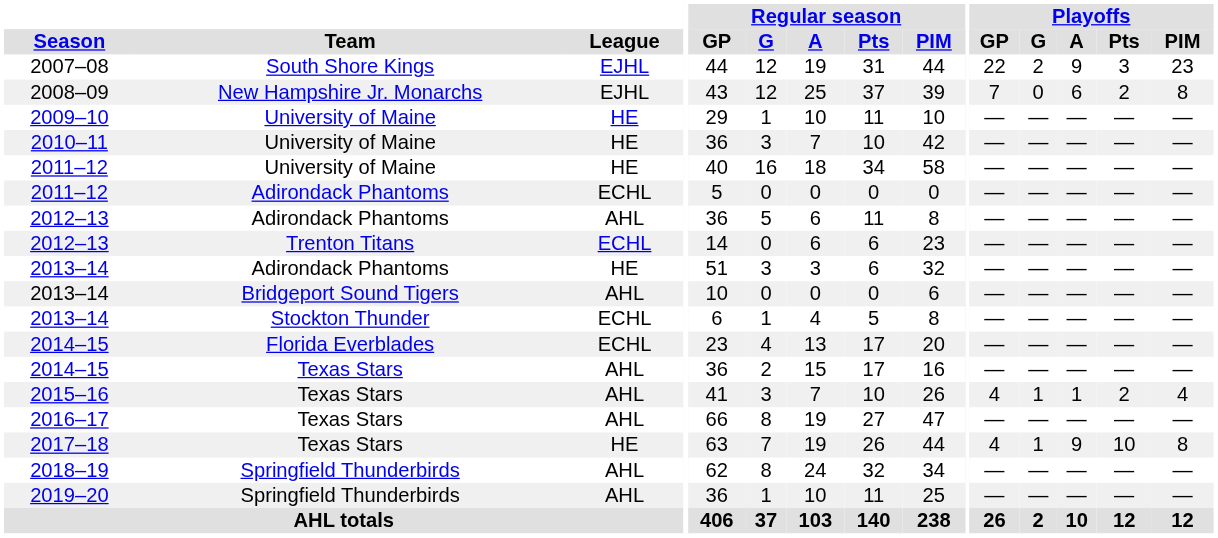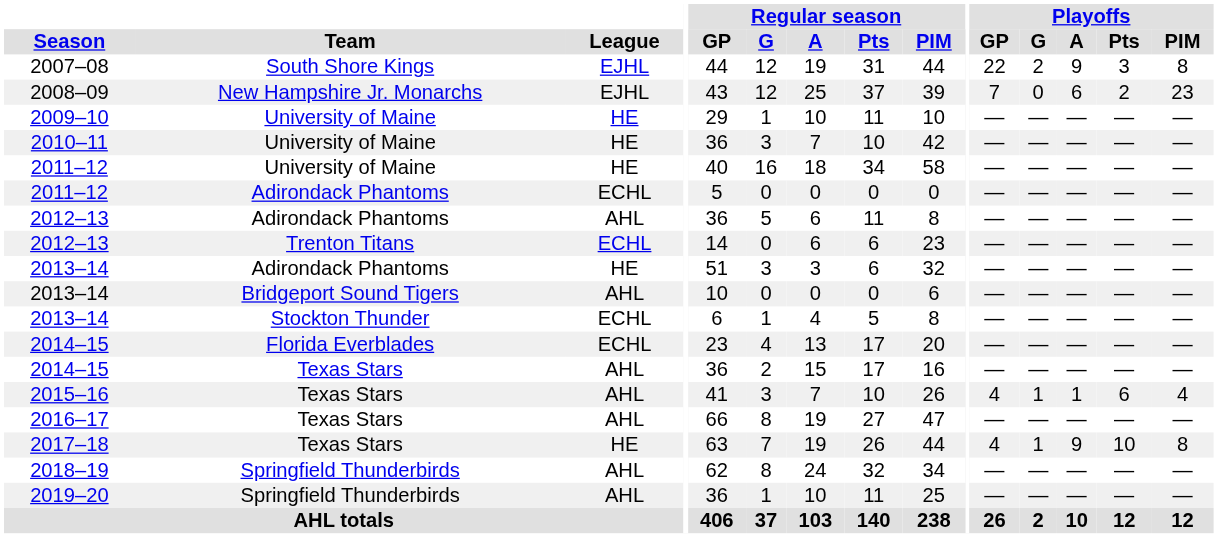(1183, 66) 23 -> (1183, 66) 8
(1183, 92) 8 -> (1183, 92) 23
(1124, 394) 2 -> (1124, 394) 6
